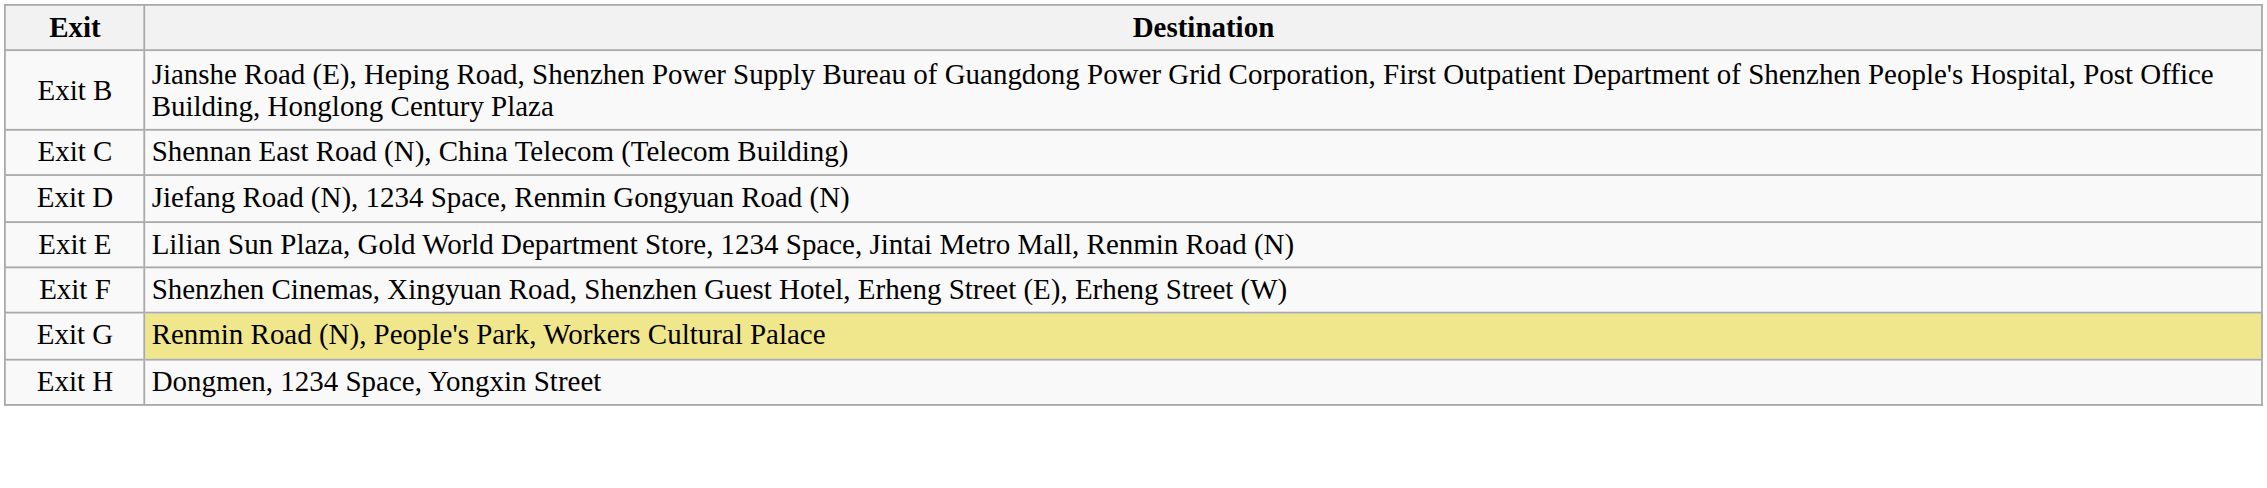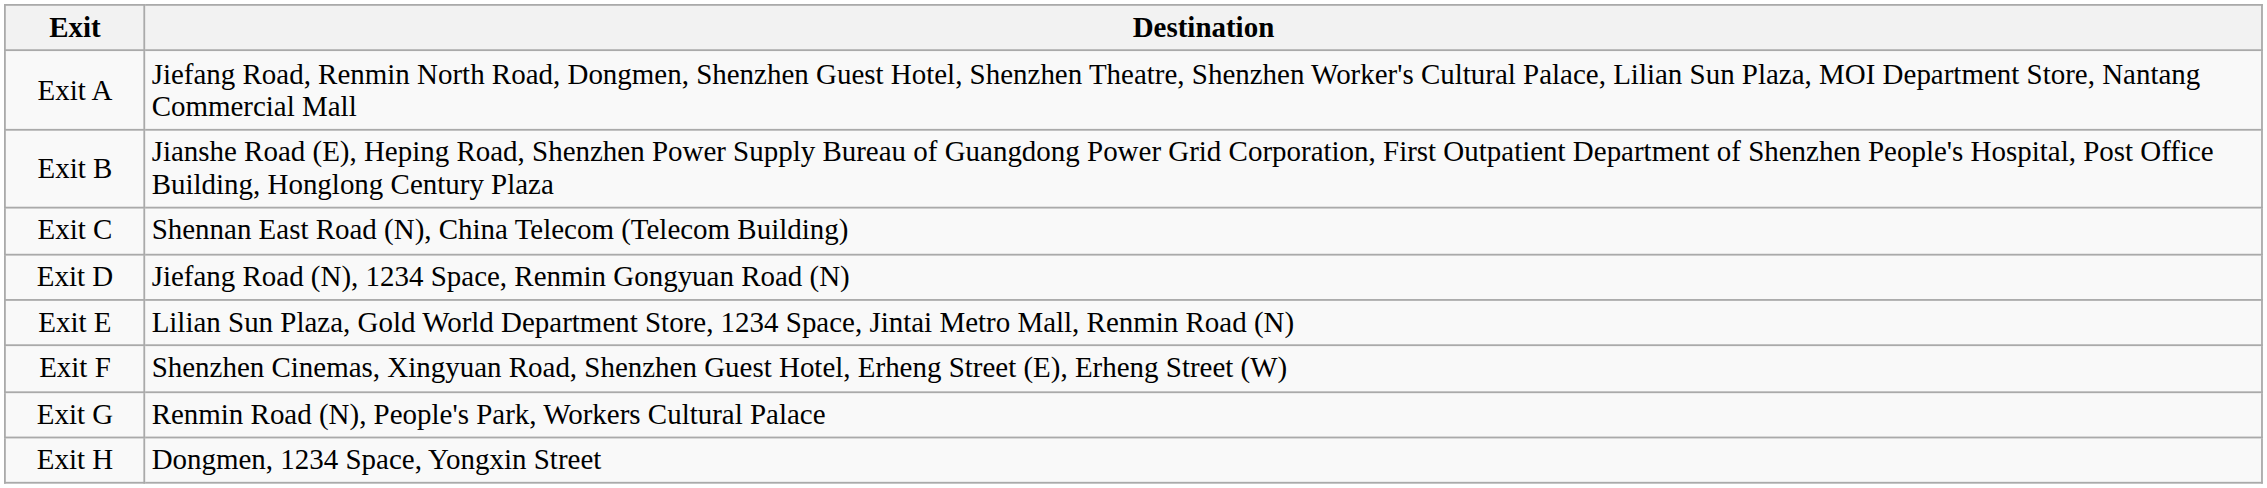+ row: (75, 89)
(489, 335) khaki background -> (489, 414) no background
